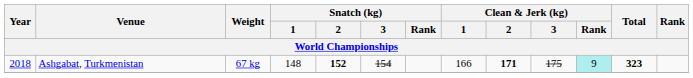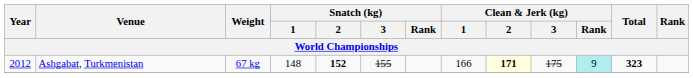(20, 64) 2018 -> (20, 64) 2012
(383, 64) 154 -> (383, 64) 155
(509, 64) no background -> (509, 64) lightyellow background
